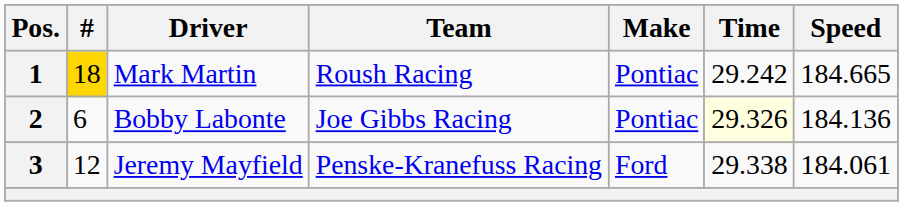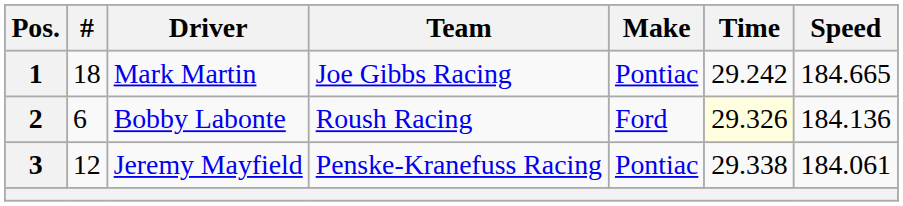(87, 73) gold background -> (87, 73) no background
(394, 73) Roush Racing -> (414, 73) Joe Gibbs Racing
(414, 119) Joe Gibbs Racing -> (394, 119) Roush Racing
(657, 119) Pontiac -> (641, 119) Ford
(641, 165) Ford -> (657, 165) Pontiac
